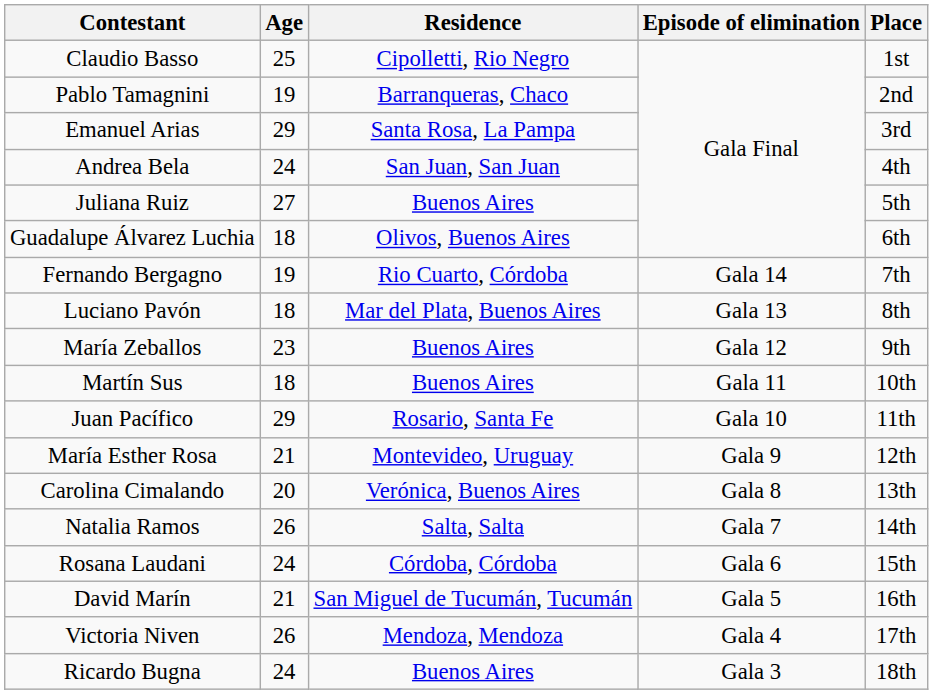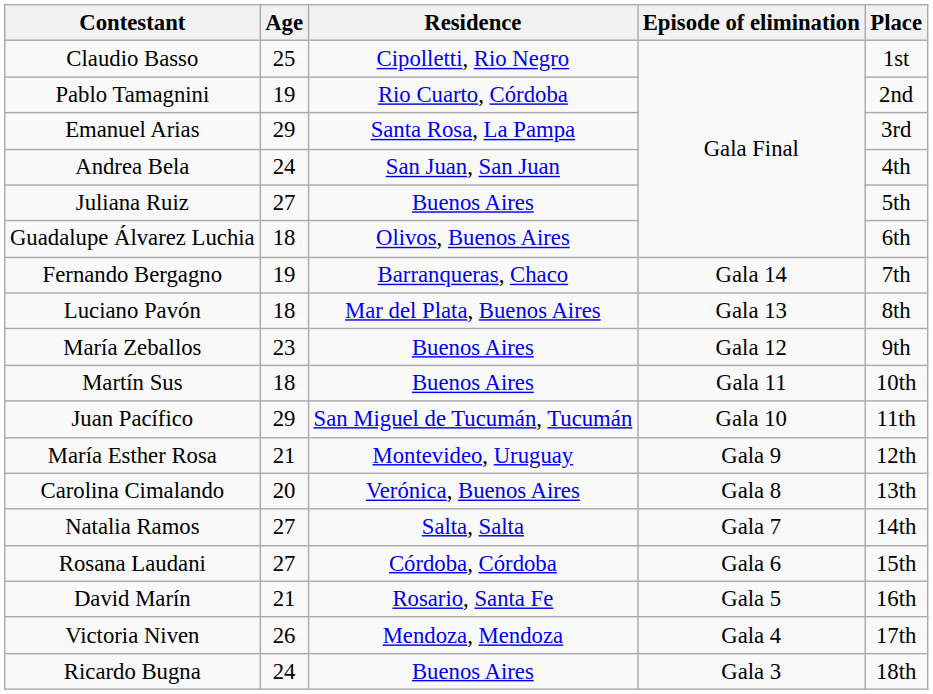(473, 94) Barranqueras, Chaco -> (473, 94) Rio Cuarto, Córdoba
(473, 274) Rio Cuarto, Córdoba -> (473, 274) Barranqueras, Chaco
(473, 418) Rosario, Santa Fe -> (473, 418) San Miguel de Tucumán, Tucumán
(284, 526) 26 -> (284, 526) 27
(284, 563) 24 -> (284, 563) 27
(473, 599) San Miguel de Tucumán, Tucumán -> (473, 599) Rosario, Santa Fe
